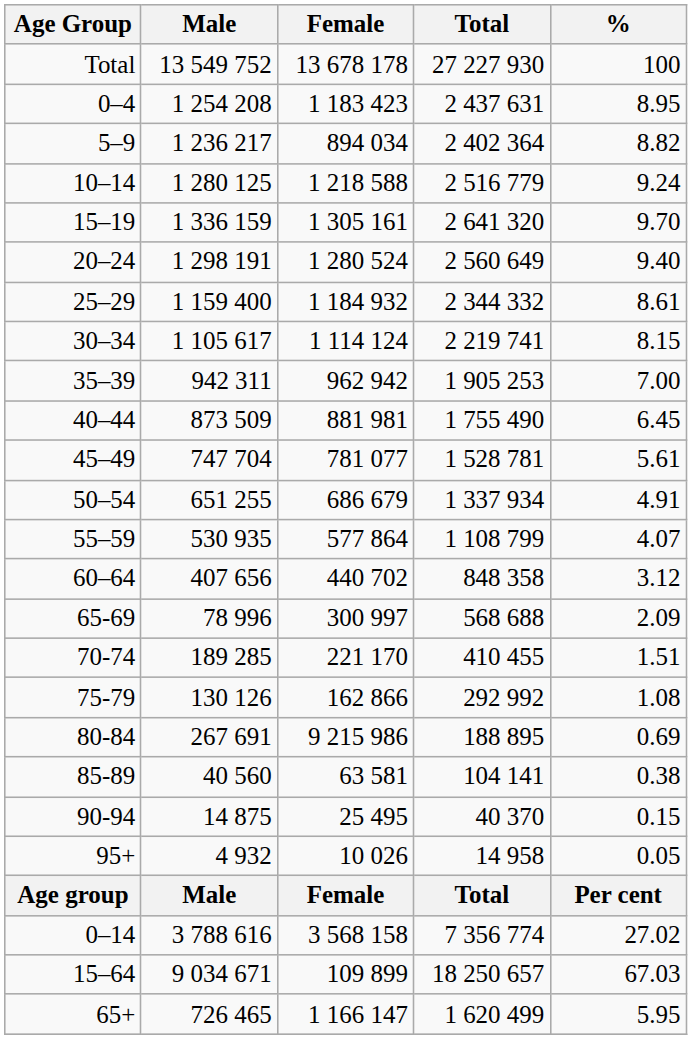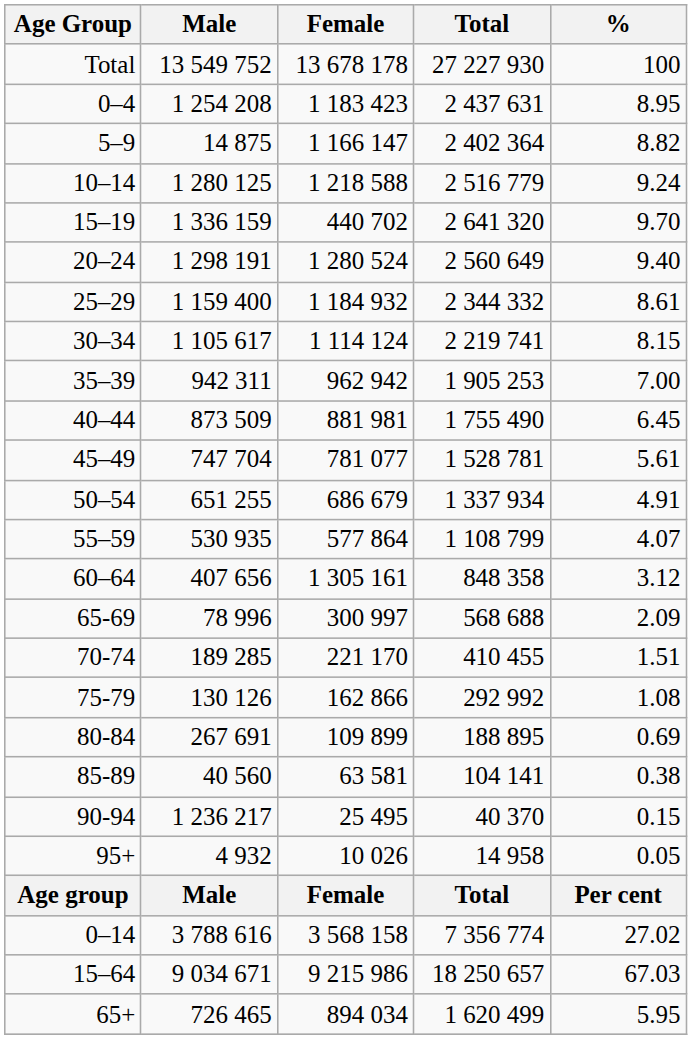(222, 143) 1 236 217 -> (237, 143) 14 875
(367, 143) 894 034 -> (358, 143) 1 166 147
(358, 222) 1 305 161 -> (367, 222) 440 702
(367, 578) 440 702 -> (358, 578) 1 305 161
(358, 736) 9 215 986 -> (367, 736) 109 899
(237, 815) 14 875 -> (222, 815) 1 236 217
(367, 974) 109 899 -> (358, 974) 9 215 986
(358, 1013) 1 166 147 -> (367, 1013) 894 034
